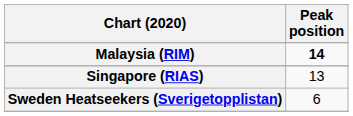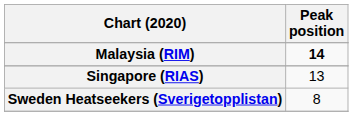(317, 99) 6 -> (317, 99) 8
